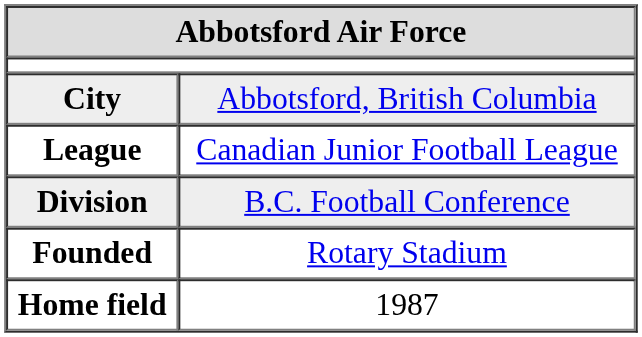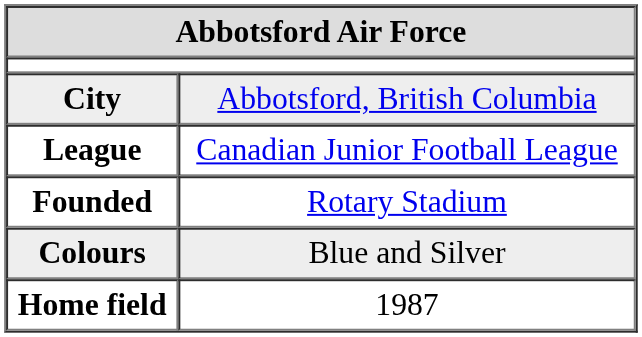- row: (92, 201)
+ row: (92, 252)
